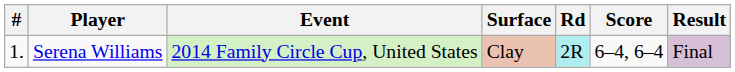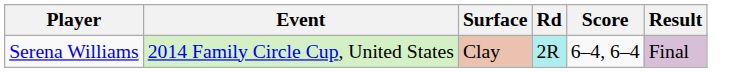- column: (17, 20)
